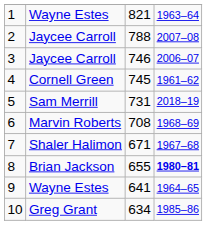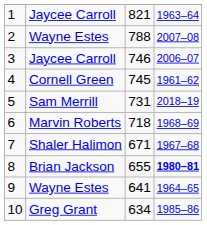(69, 15) Wayne Estes -> (72, 15) Jaycee Carroll
(72, 36) Jaycee Carroll -> (69, 36) Wayne Estes
(140, 123) 708 -> (140, 123) 718
